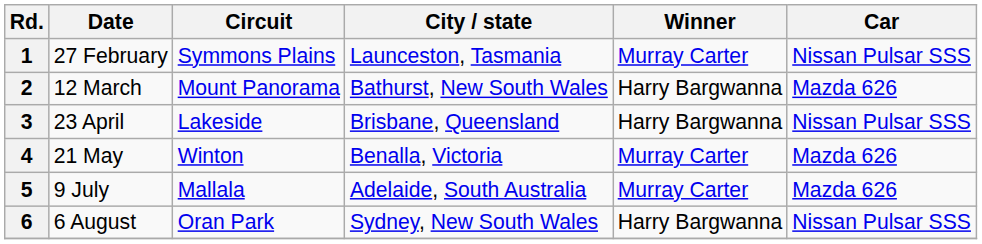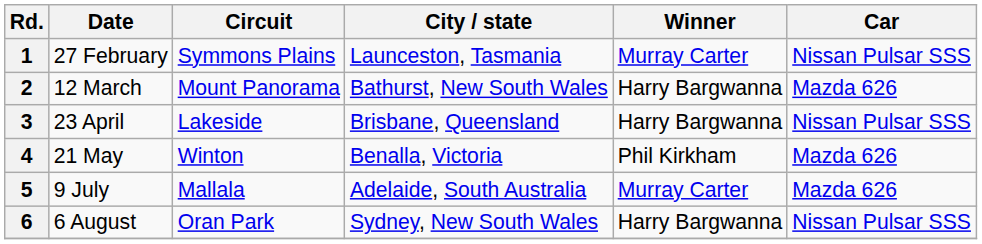(683, 156) Murray Carter -> (677, 156) Phil Kirkham
